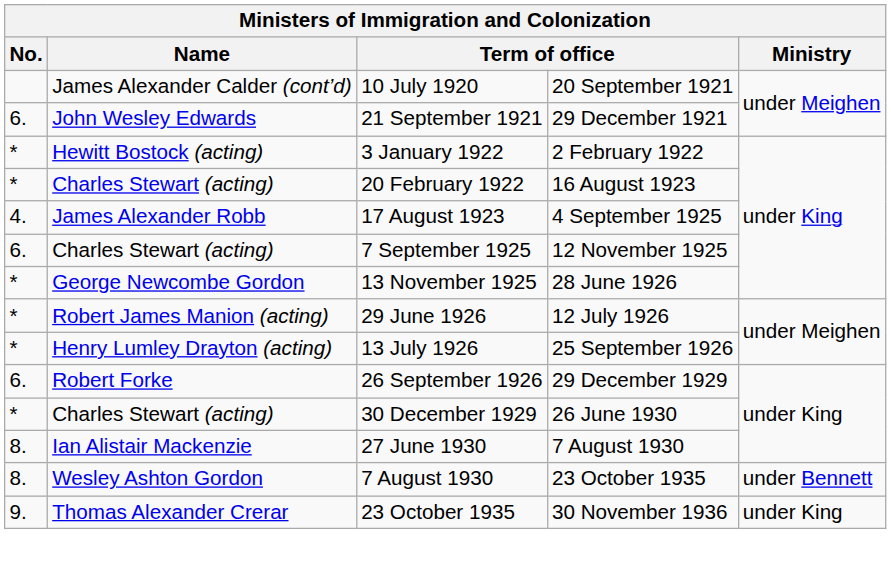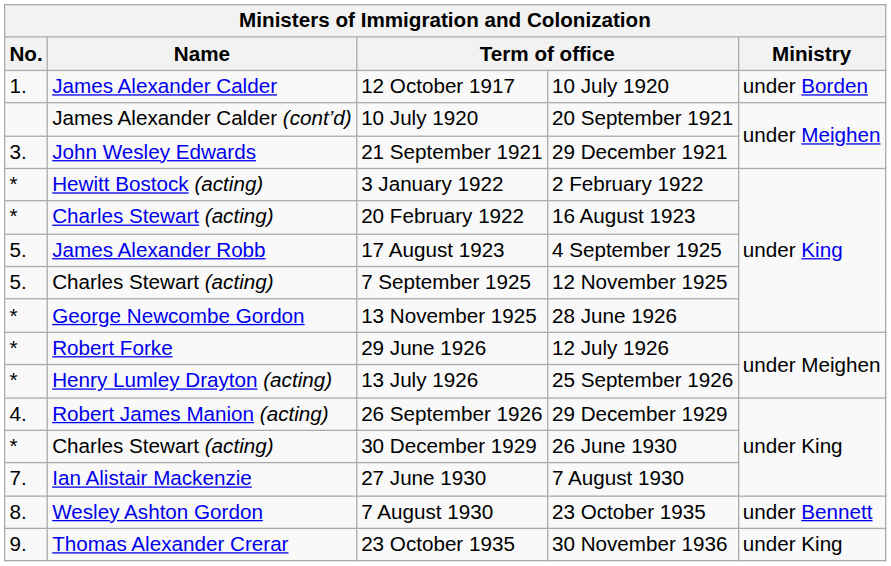+ row: (438, 86)
(18, 119) 6. -> (18, 151) 3.
(18, 217) 4. -> (18, 250) 5.
(18, 250) 6. -> (18, 282) 5.
(190, 315) Robert James Manion (acting) -> (112, 348) Robert Forke
(18, 380) 6. -> (18, 413) 4.
(112, 380) Robert Forke -> (190, 413) Robert James Manion (acting)
(18, 446) 8. -> (18, 479) 7.
